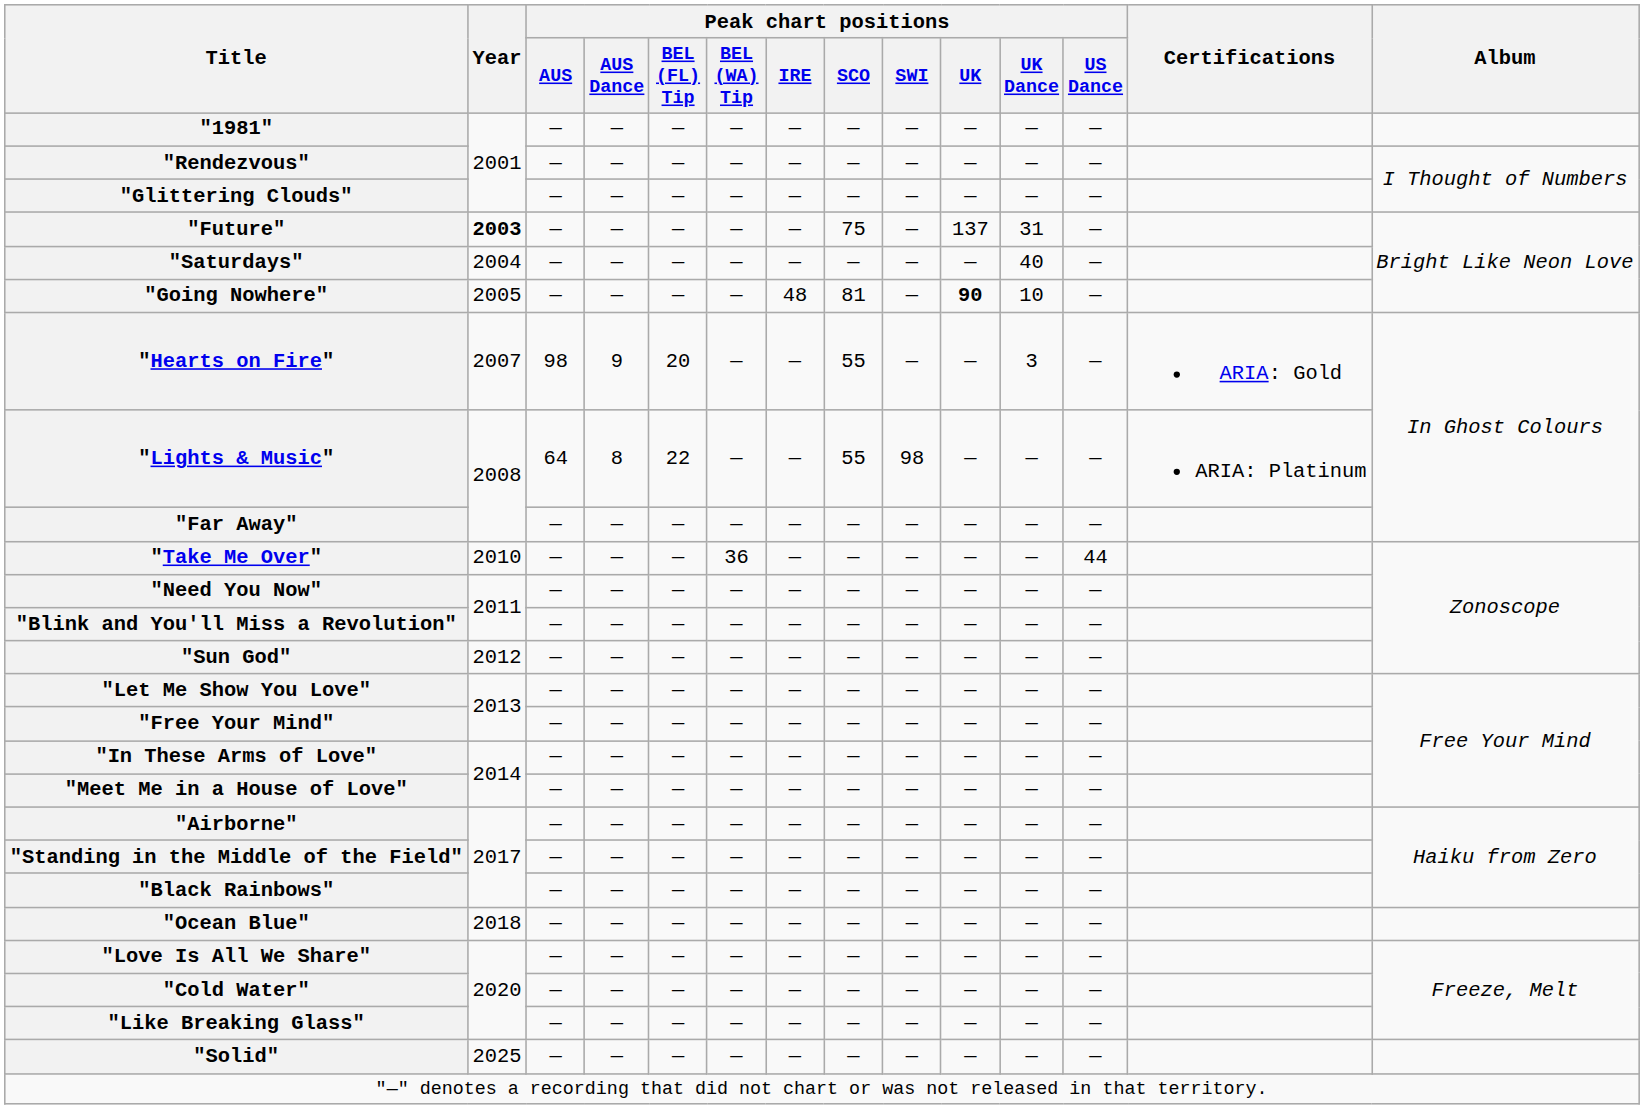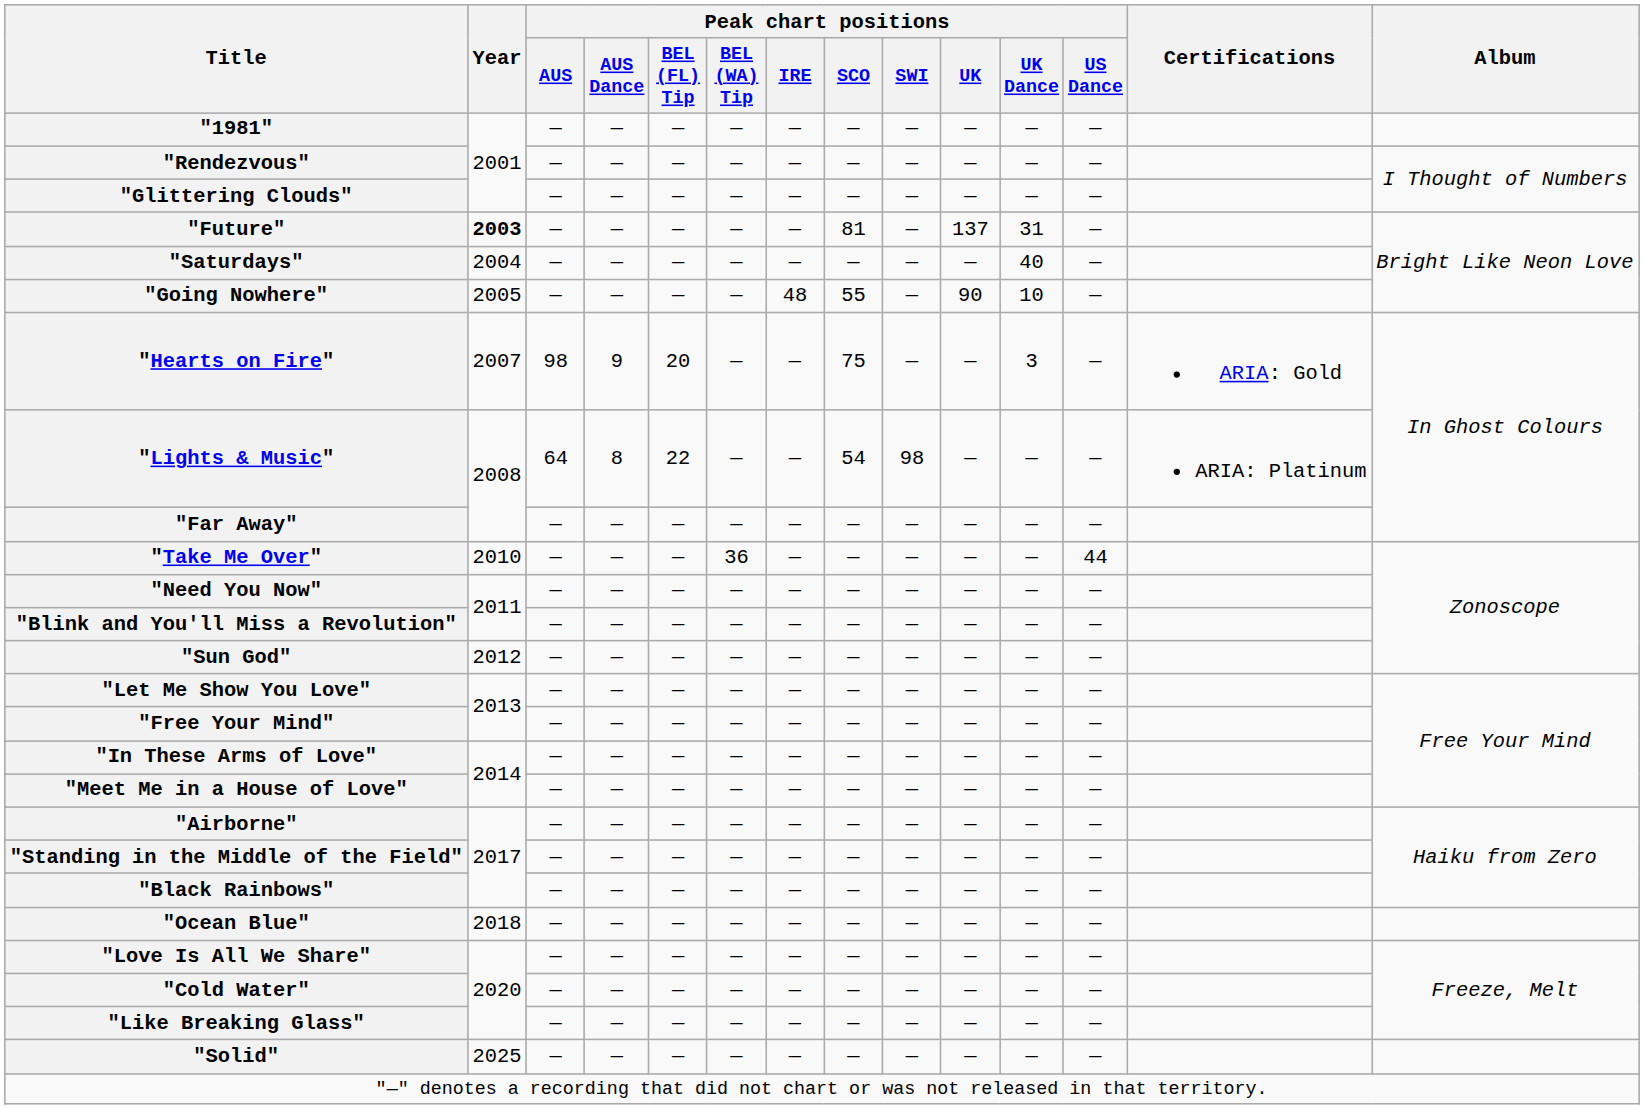(853, 229) 75 -> (853, 229) 81
(853, 296) 81 -> (853, 296) 55
(970, 296) bold -> (970, 296) normal
(853, 361) 55 -> (853, 361) 75
(853, 459) 55 -> (853, 459) 54
